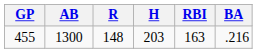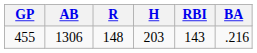(69, 37) 1300 -> (69, 37) 1306
(195, 37) 163 -> (195, 37) 143
